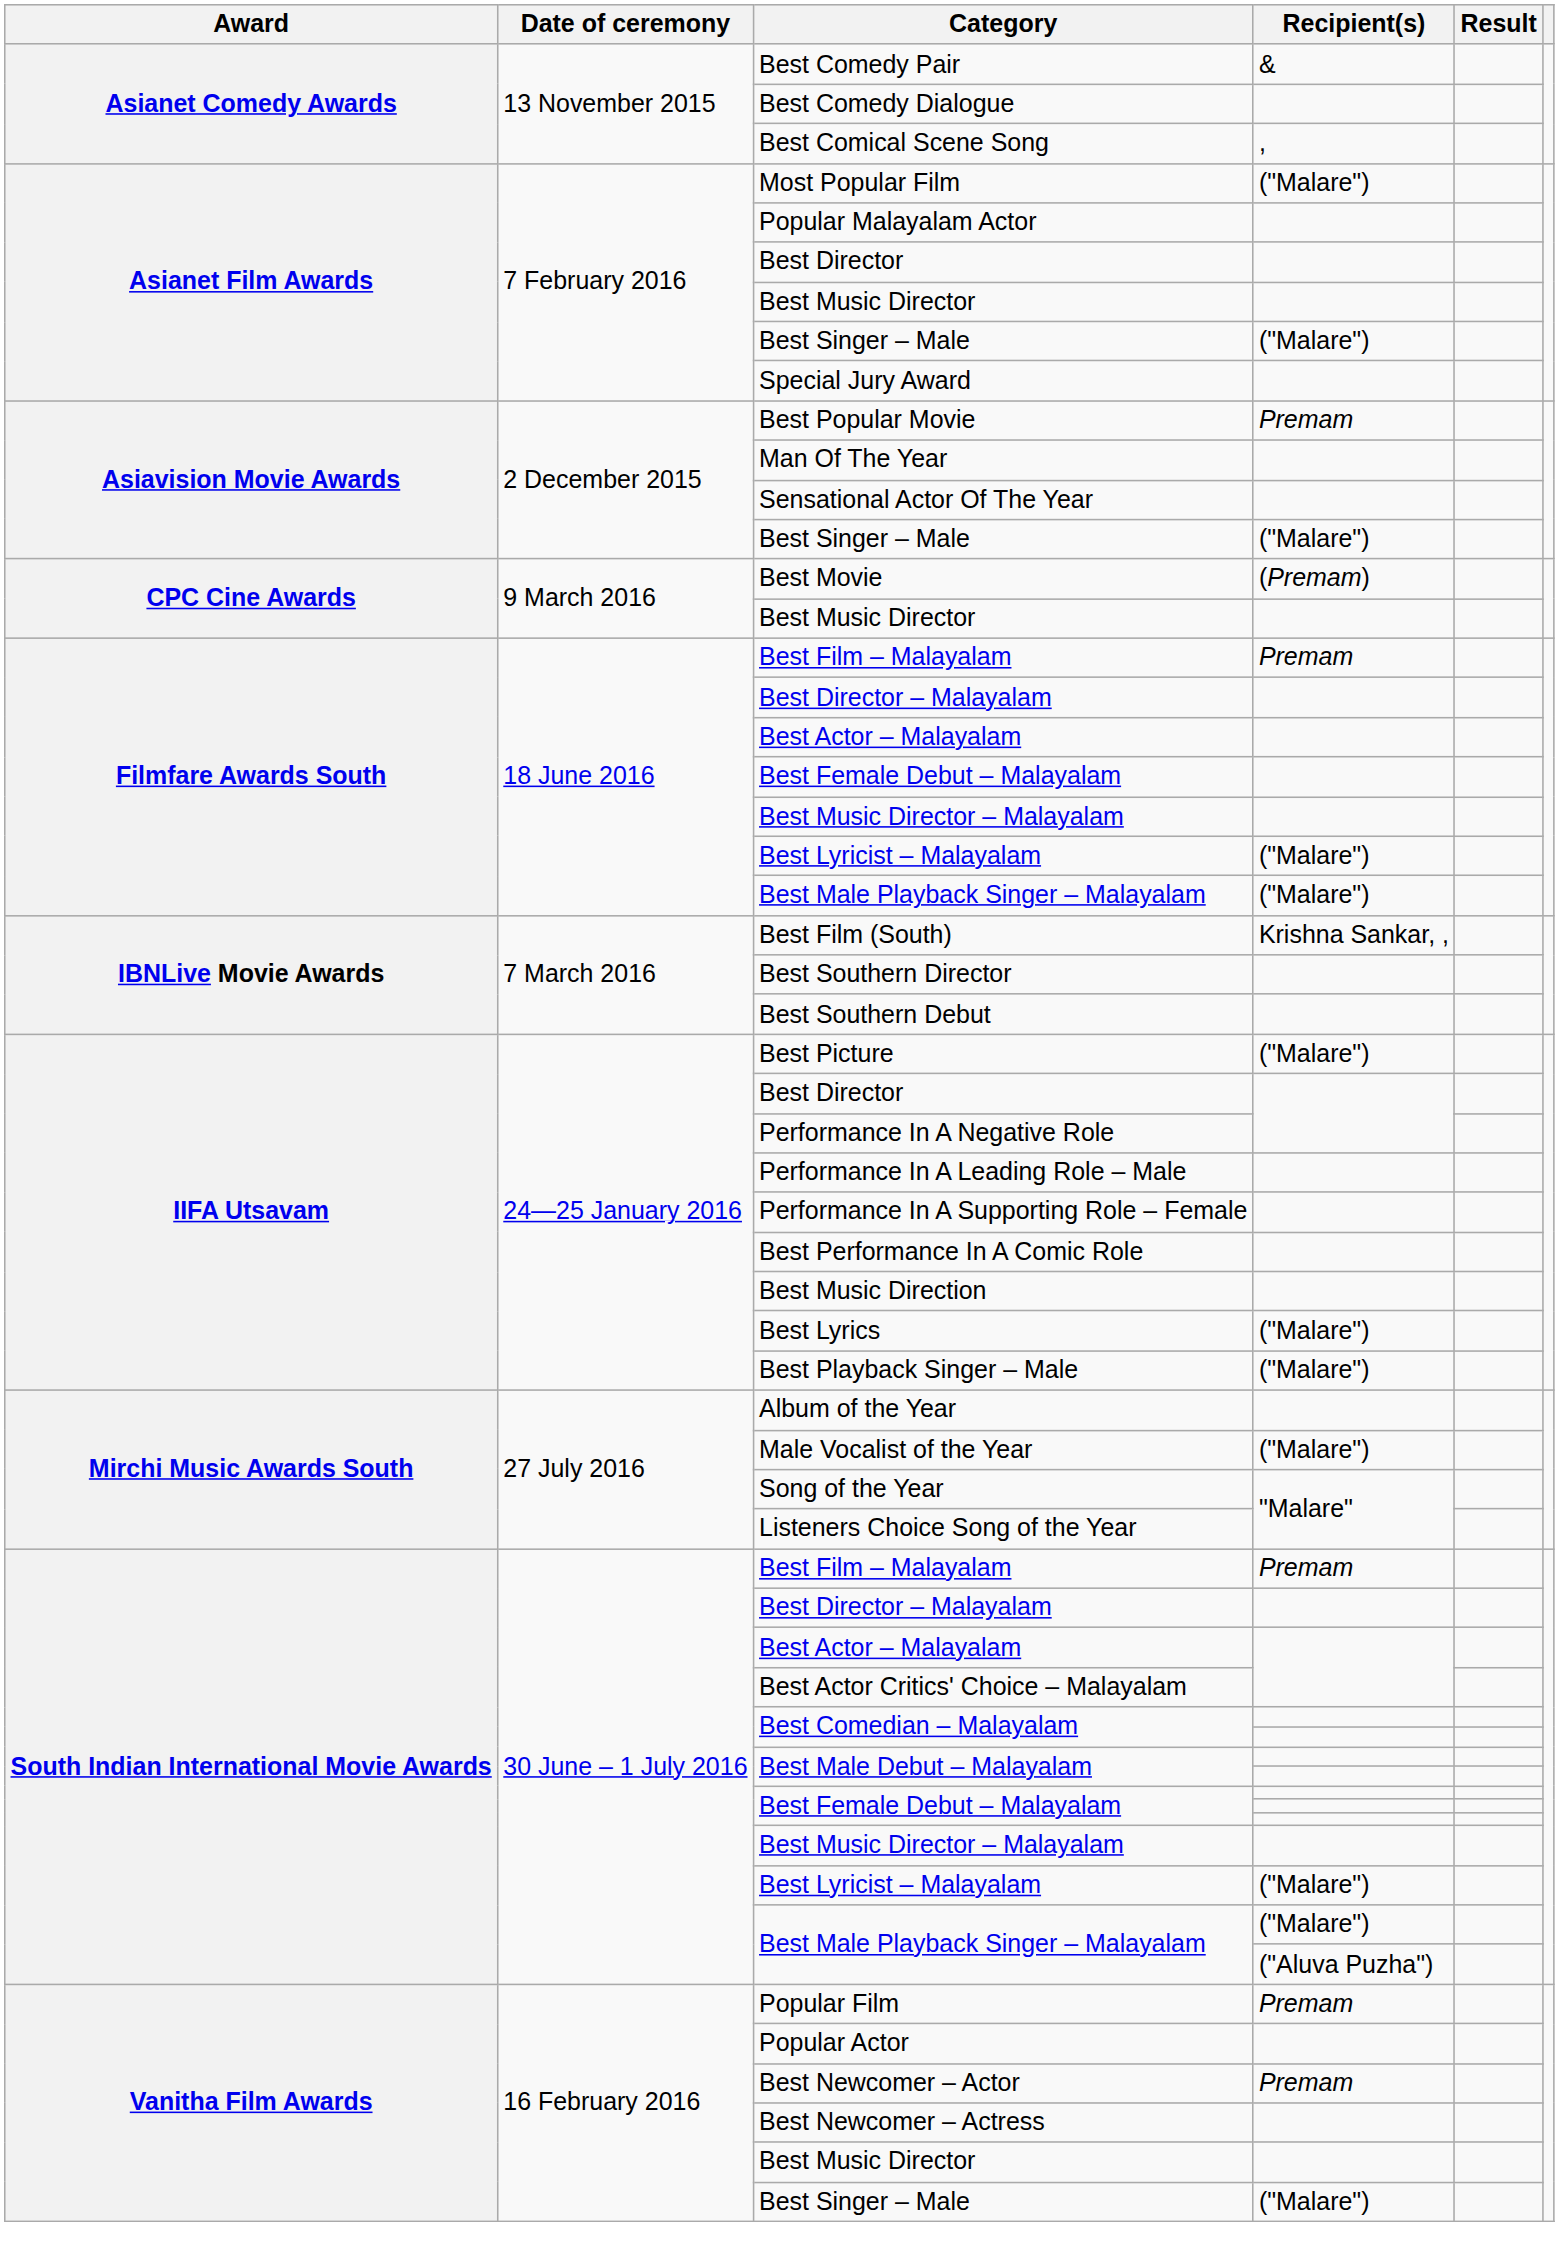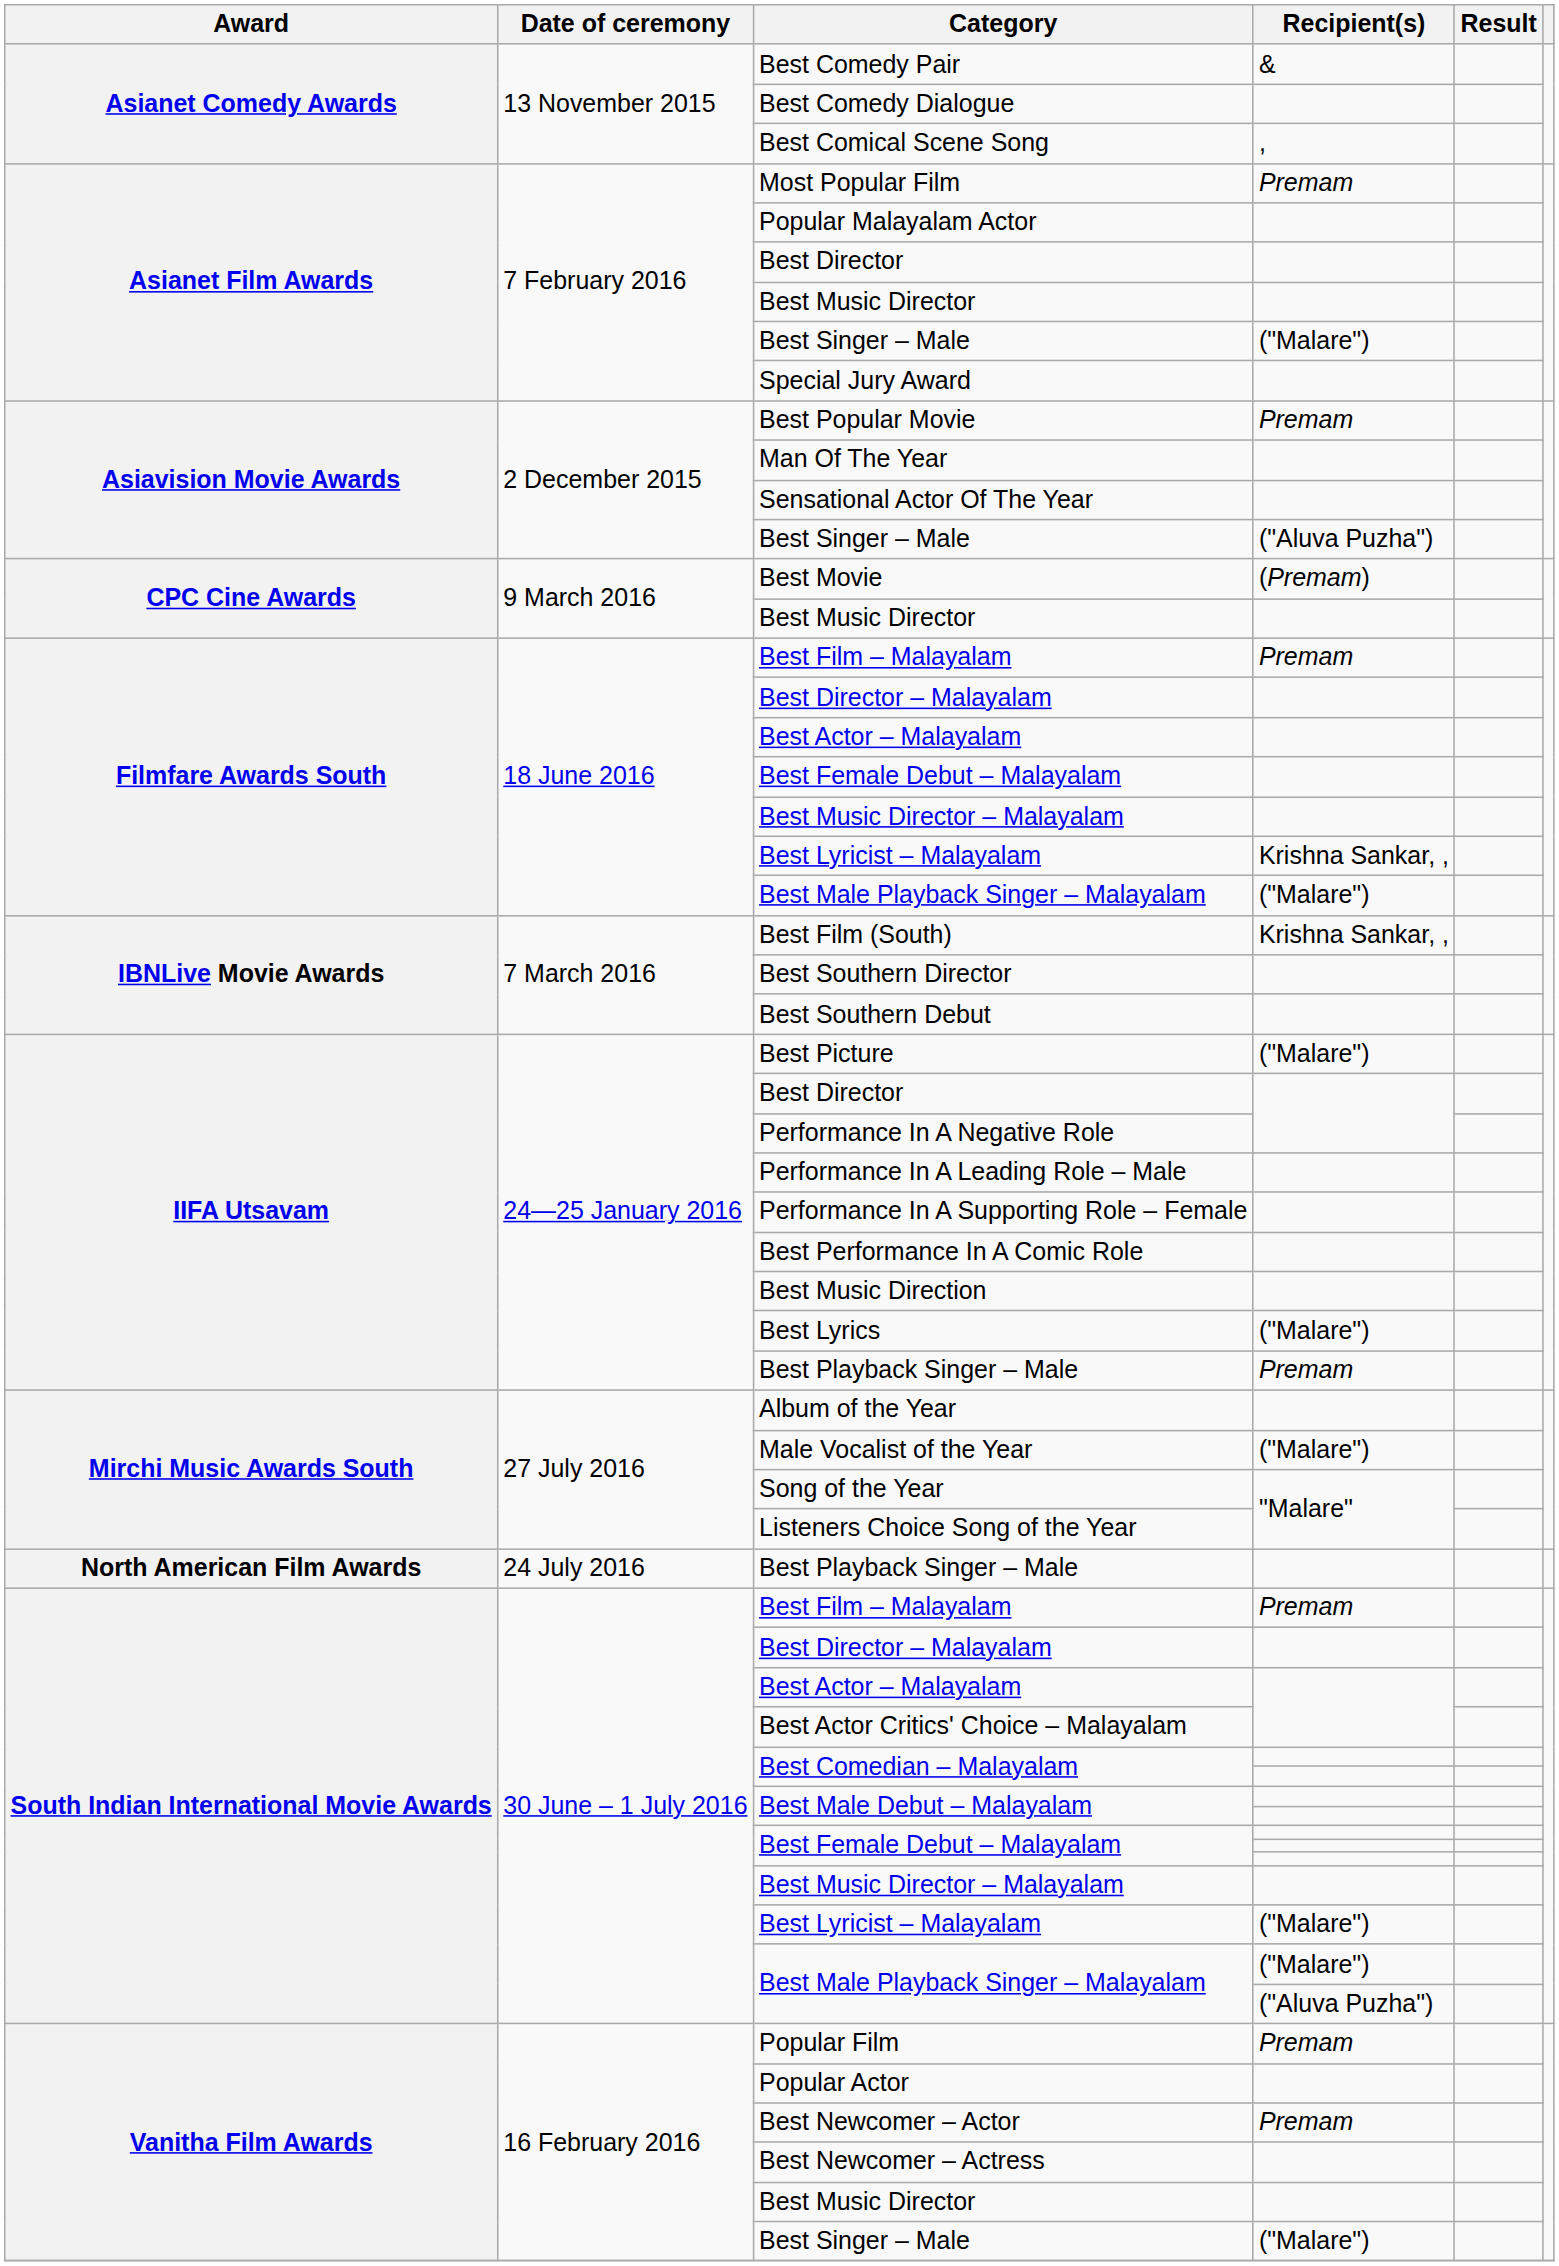(1314, 182) ("Malare") -> (1306, 182) Premam
(1314, 538) ("Malare") -> (1346, 538) ("Aluva Puzha")
(1314, 855) ("Malare") -> (1354, 855) Krishna Sankar, ,
(1314, 1370) ("Malare") -> (1306, 1370) Premam
+ row: (251, 1568)
